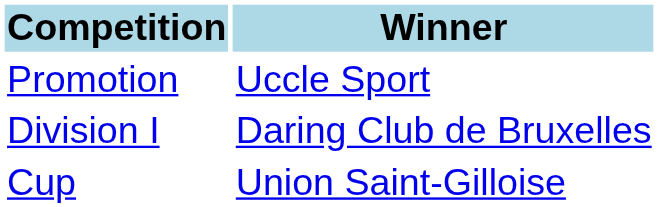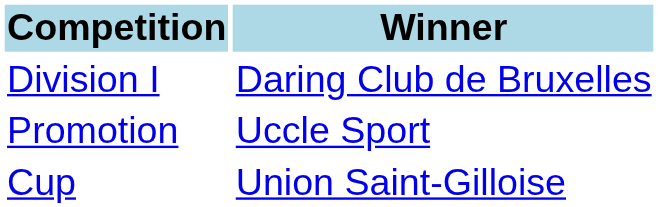rows swapped: (83, 130) <-> (93, 79)
